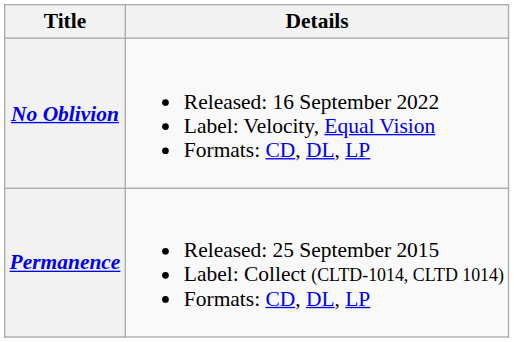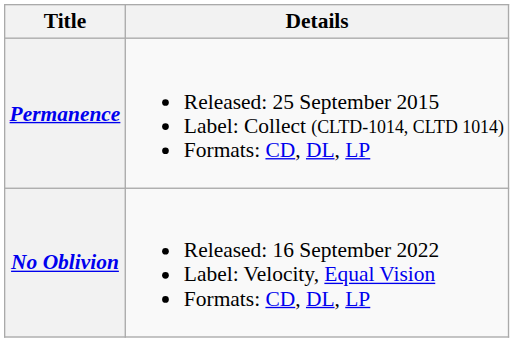rows swapped: (65, 262) <-> (65, 113)
